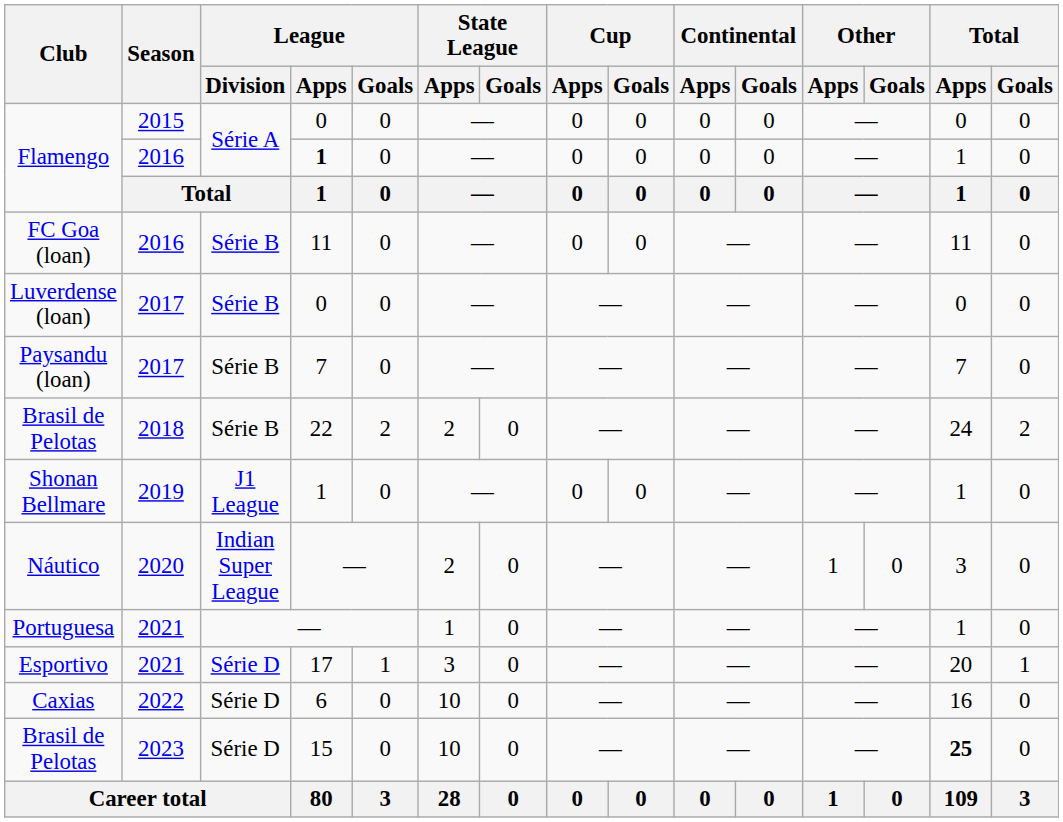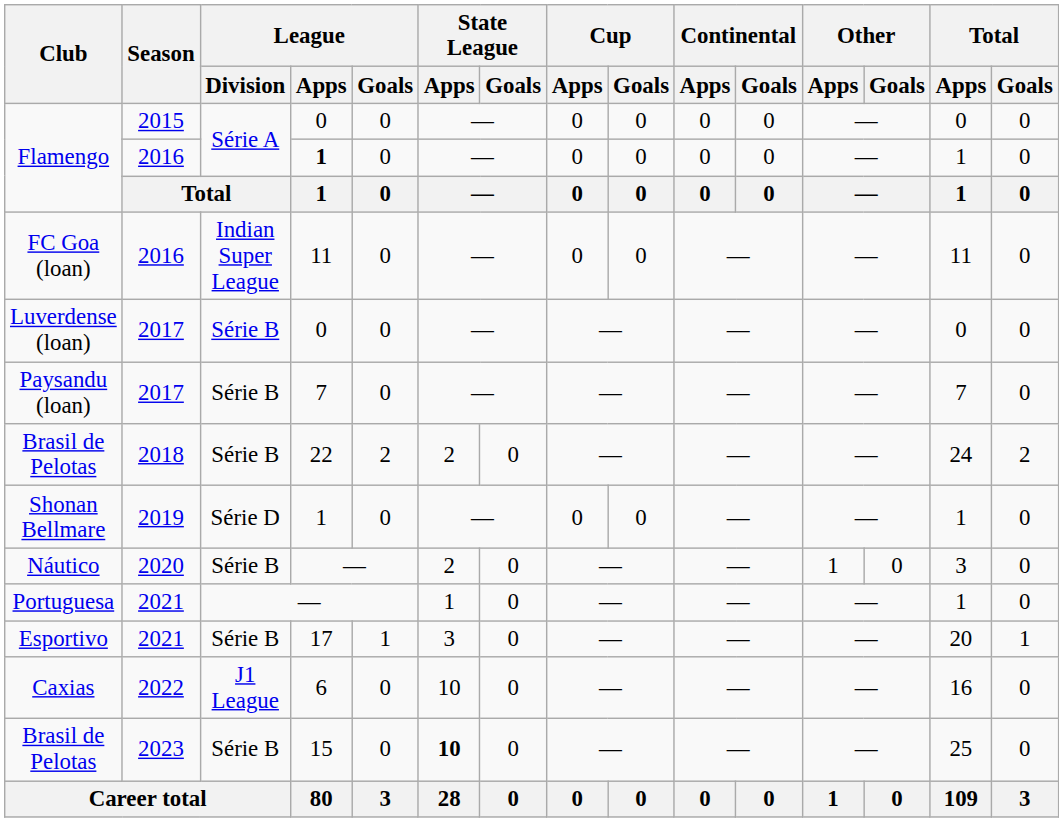(245, 242) Série B -> (245, 255) Indian Super League
(245, 490) J1 League -> (245, 516) Série D
(245, 565) Indian Super League -> (245, 565) Série B
(245, 663) Série D -> (245, 638) Série B
(245, 700) Série D -> (245, 687) J1 League
(245, 749) Série D -> (245, 749) Série B
(449, 749) normal -> (449, 749) bold
(961, 749) bold -> (961, 749) normal
